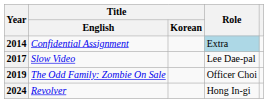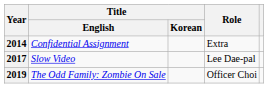(217, 43) lightblue background -> (217, 43) no background
- row: (17, 91)
